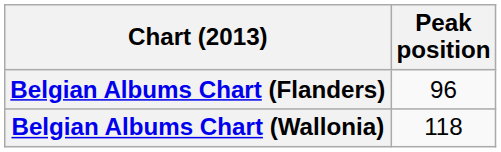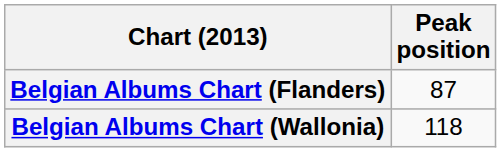(443, 89) 96 -> (443, 89) 87
